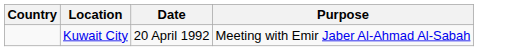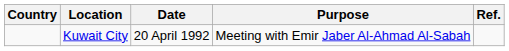+ column: (489, 14)
